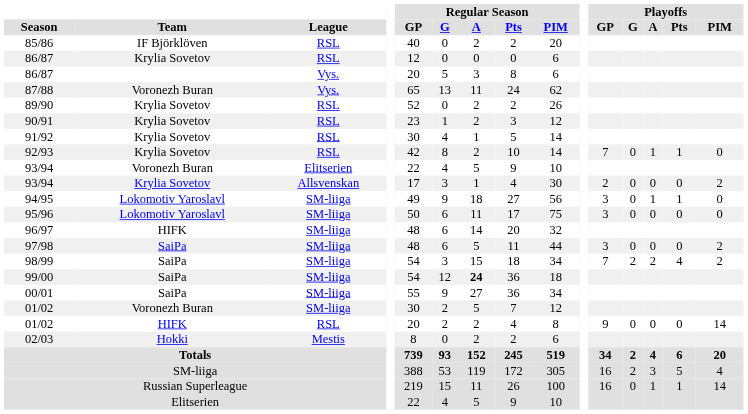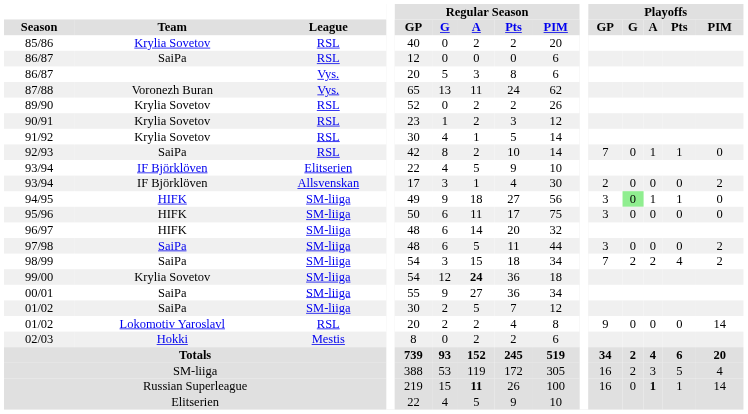(172, 43) IF Björklöven -> (172, 43) Krylia Sovetov
(172, 58) Krylia Sovetov -> (172, 58) SaiPa
(172, 152) Krylia Sovetov -> (172, 152) SaiPa
(172, 167) Voronezh Buran -> (172, 167) IF Björklöven
(172, 183) Krylia Sovetov -> (172, 183) IF Björklöven
(172, 199) Lokomotiv Yaroslavl -> (172, 199) HIFK
(633, 199) no background -> (633, 199) lightgreen background
(172, 214) Lokomotiv Yaroslavl -> (172, 214) HIFK
(172, 277) SaiPa -> (172, 277) Krylia Sovetov
(172, 308) Voronezh Buran -> (172, 308) SaiPa
(172, 323) HIFK -> (172, 323) Lokomotiv Yaroslavl
(476, 386) normal -> (476, 386) bold
(653, 386) normal -> (653, 386) bold
